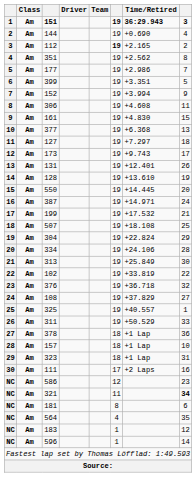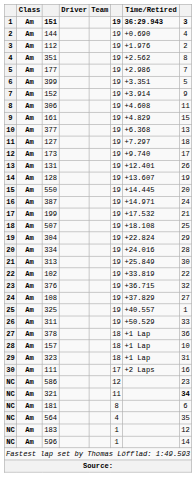(117, 46) bold -> (117, 46) normal
(137, 46) +2.165 -> (137, 46) +1.976
(137, 94) +3.994 -> (137, 94) +3.914
(137, 118) +4.830 -> (137, 118) +4.829
(137, 154) +9.743 -> (137, 154) +9.740
(139, 178) +13.610 -> (139, 178) +13.607
(139, 250) +24.106 -> (139, 250) +24.016
(139, 286) +36.718 -> (139, 286) +36.715
